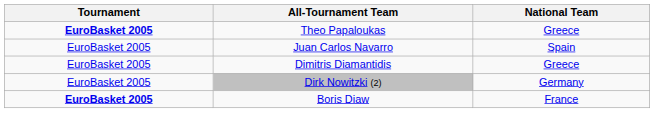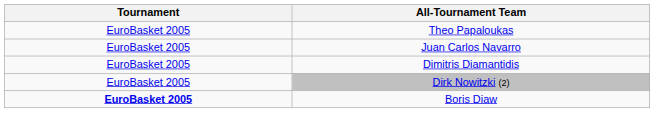- column: (561, 13)
(109, 30) bold -> (148, 30) normal
